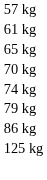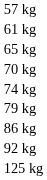+ row: (20, 148)
